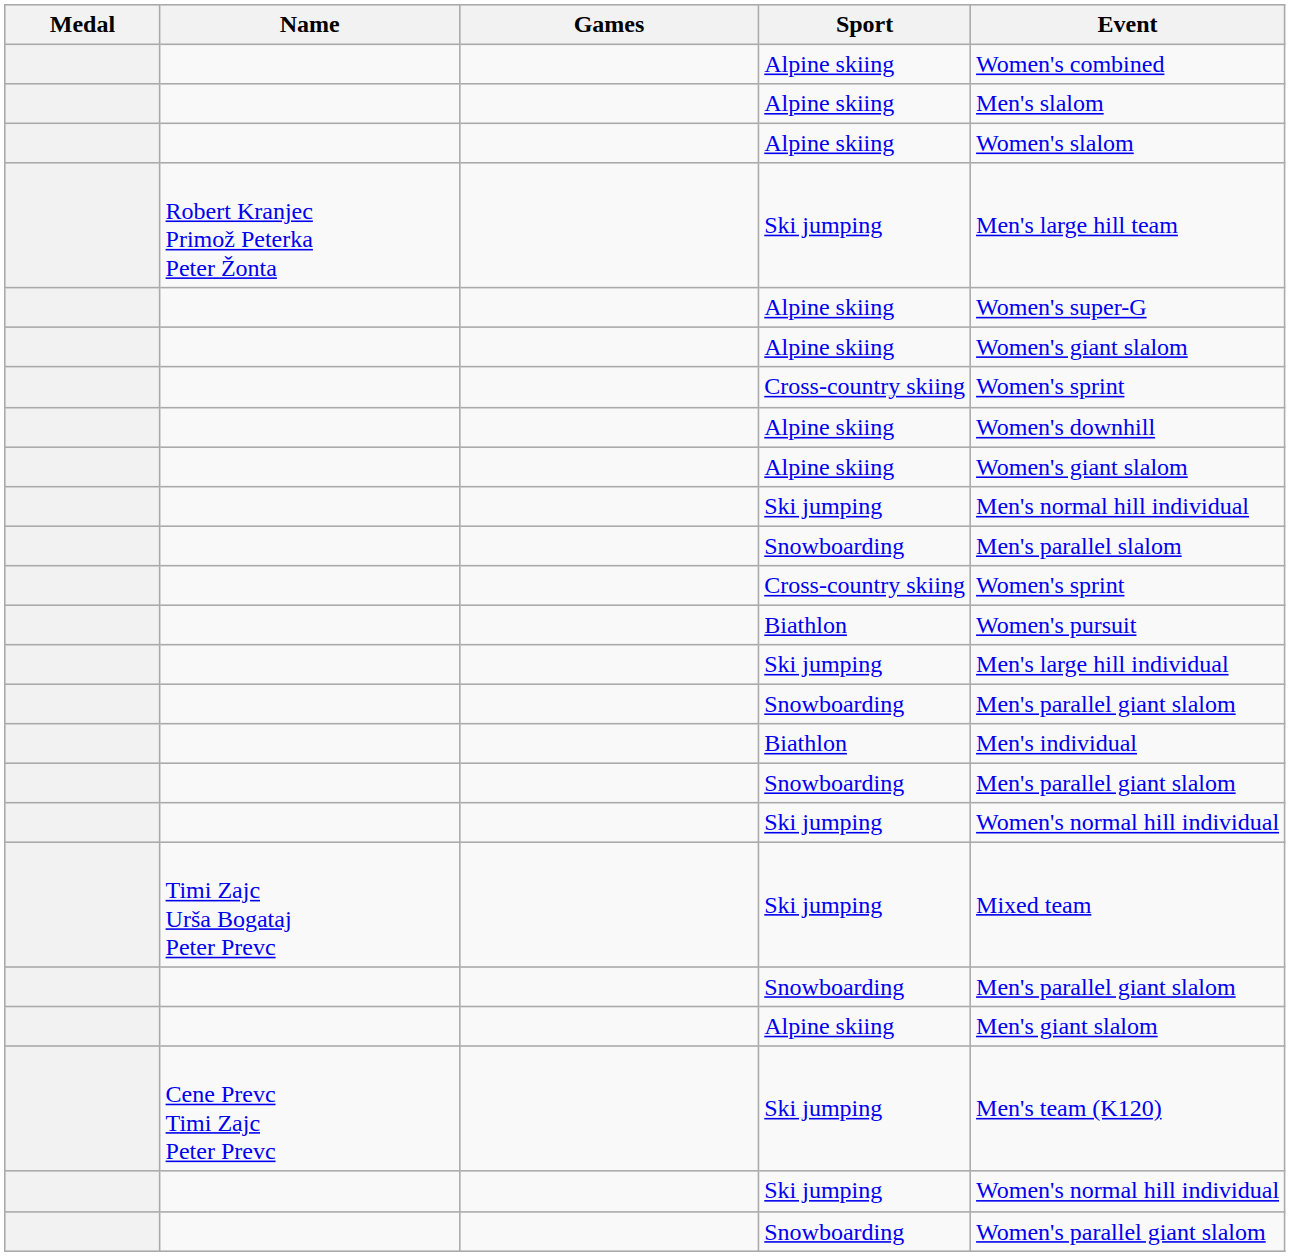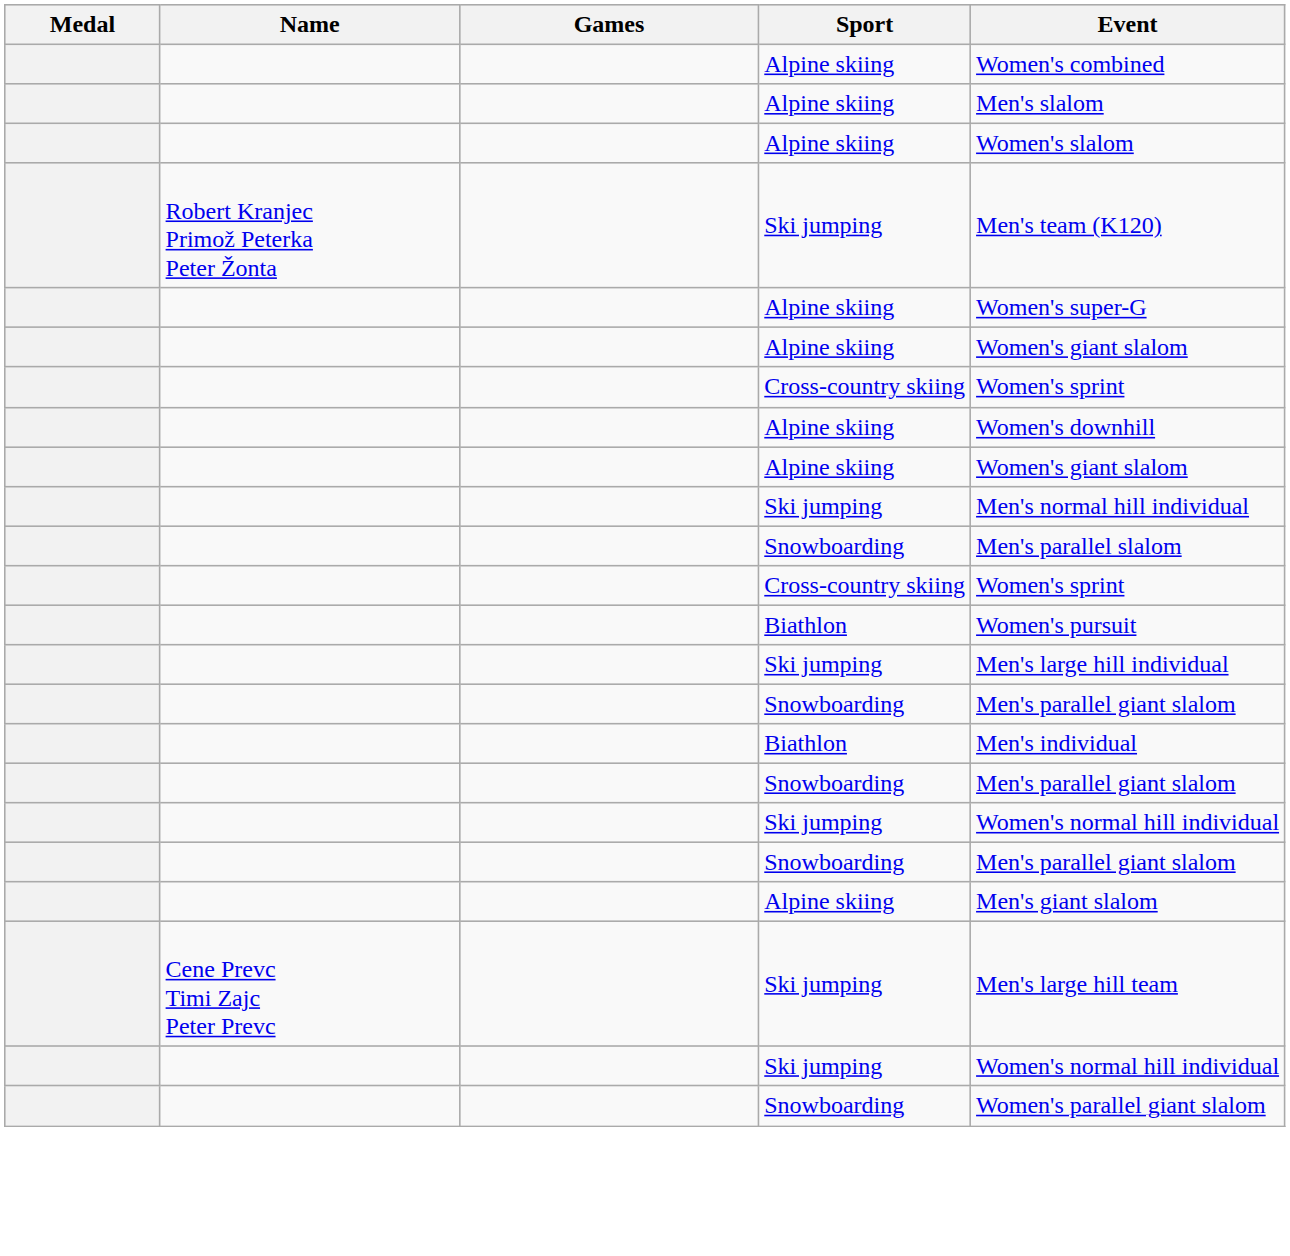(1077, 225) Men's large hill team -> (1069, 225) Men's team (K120)
- row: (229, 919)
(1069, 1108) Men's team (K120) -> (1077, 984) Men's large hill team
